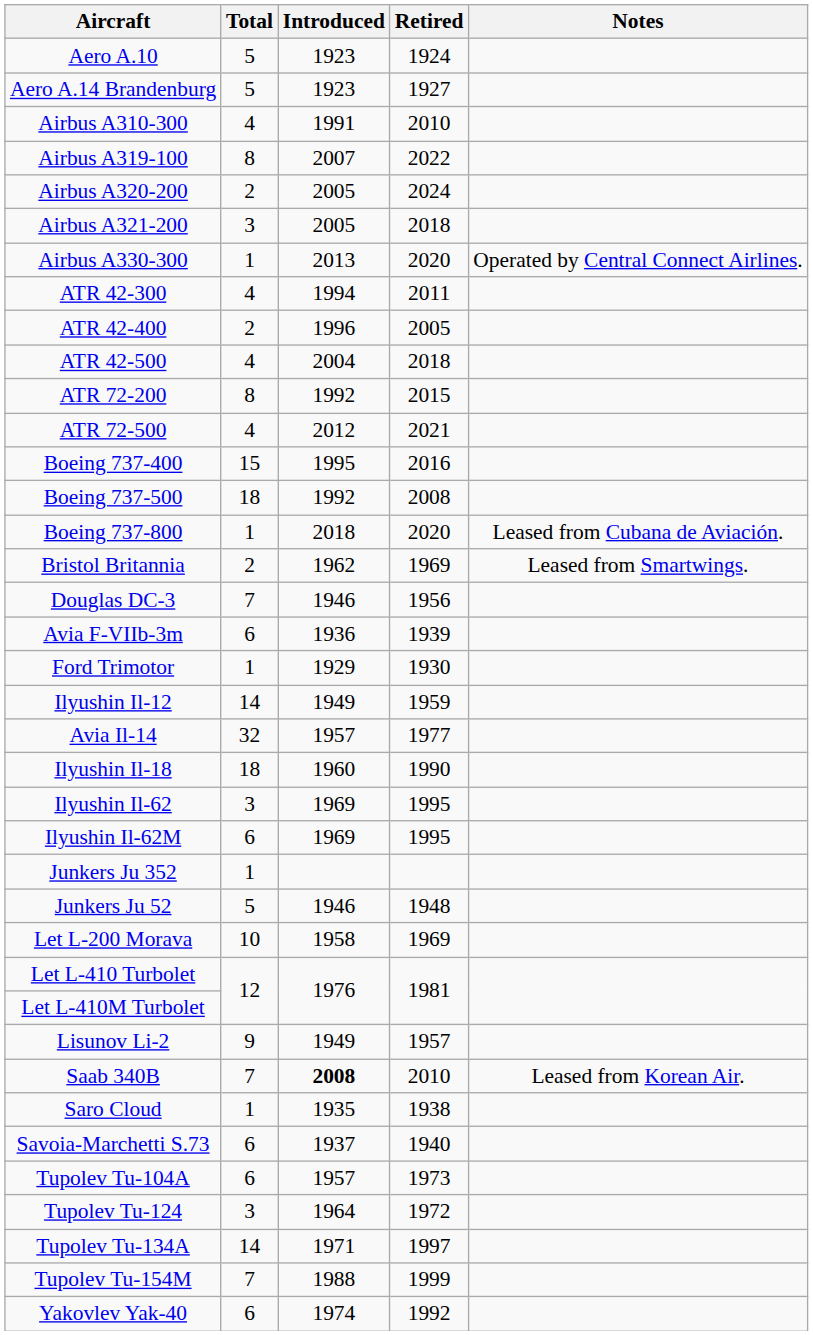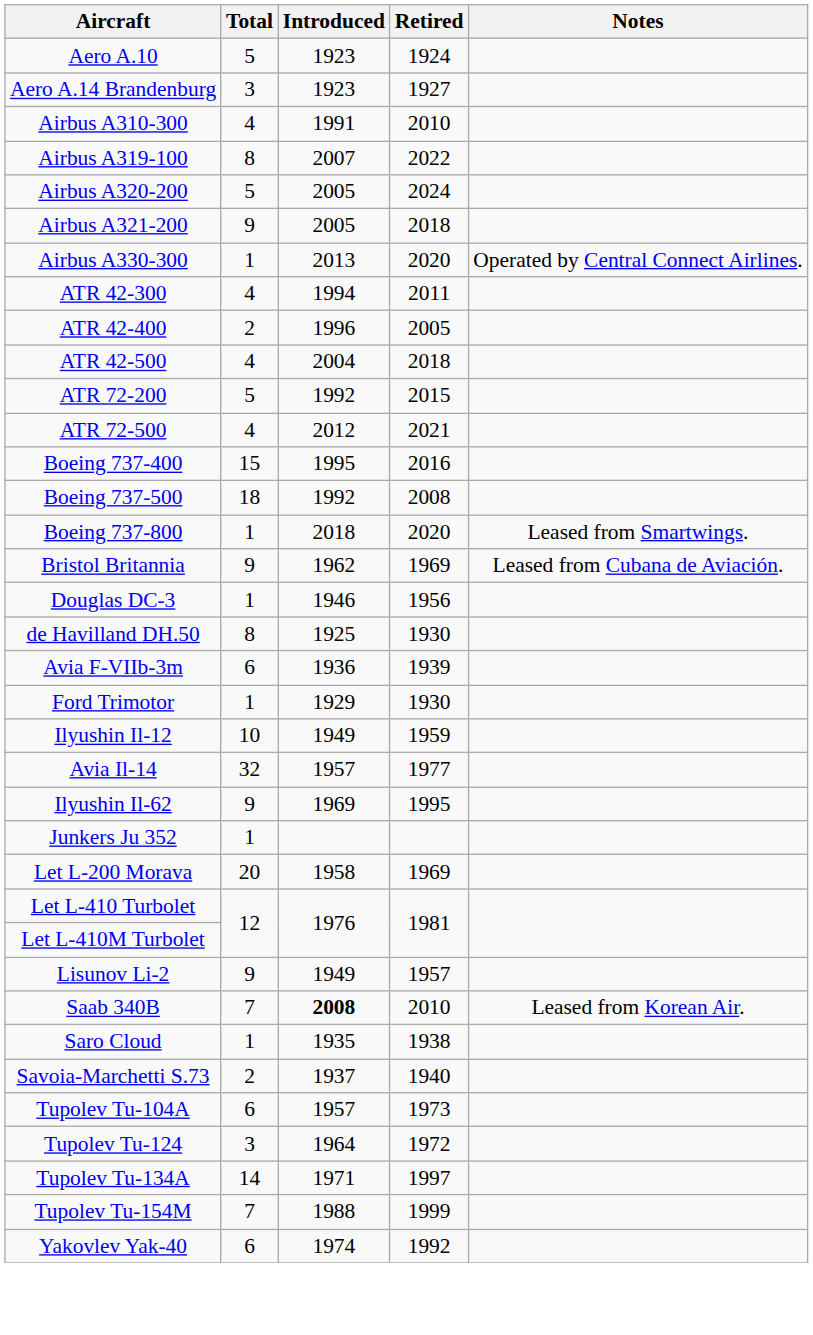(250, 89) 5 -> (250, 89) 3
(250, 191) 2 -> (250, 191) 5
(250, 225) 3 -> (250, 225) 9
(250, 395) 8 -> (250, 395) 5
(638, 531) Leased from Cubana de Aviación. -> (638, 531) Leased from Smartwings.
(250, 565) 2 -> (250, 565) 9
(638, 565) Leased from Smartwings. -> (638, 565) Leased from Cubana de Aviación.
(250, 599) 7 -> (250, 599) 1
+ row: (113, 633)
(250, 701) 14 -> (250, 735) 10
- row: (113, 769)
(250, 803) 3 -> (250, 803) 9
- row: (113, 837)
- row: (113, 905)
(250, 939) 10 -> (250, 871) 20
(250, 1143) 6 -> (250, 1075) 2
